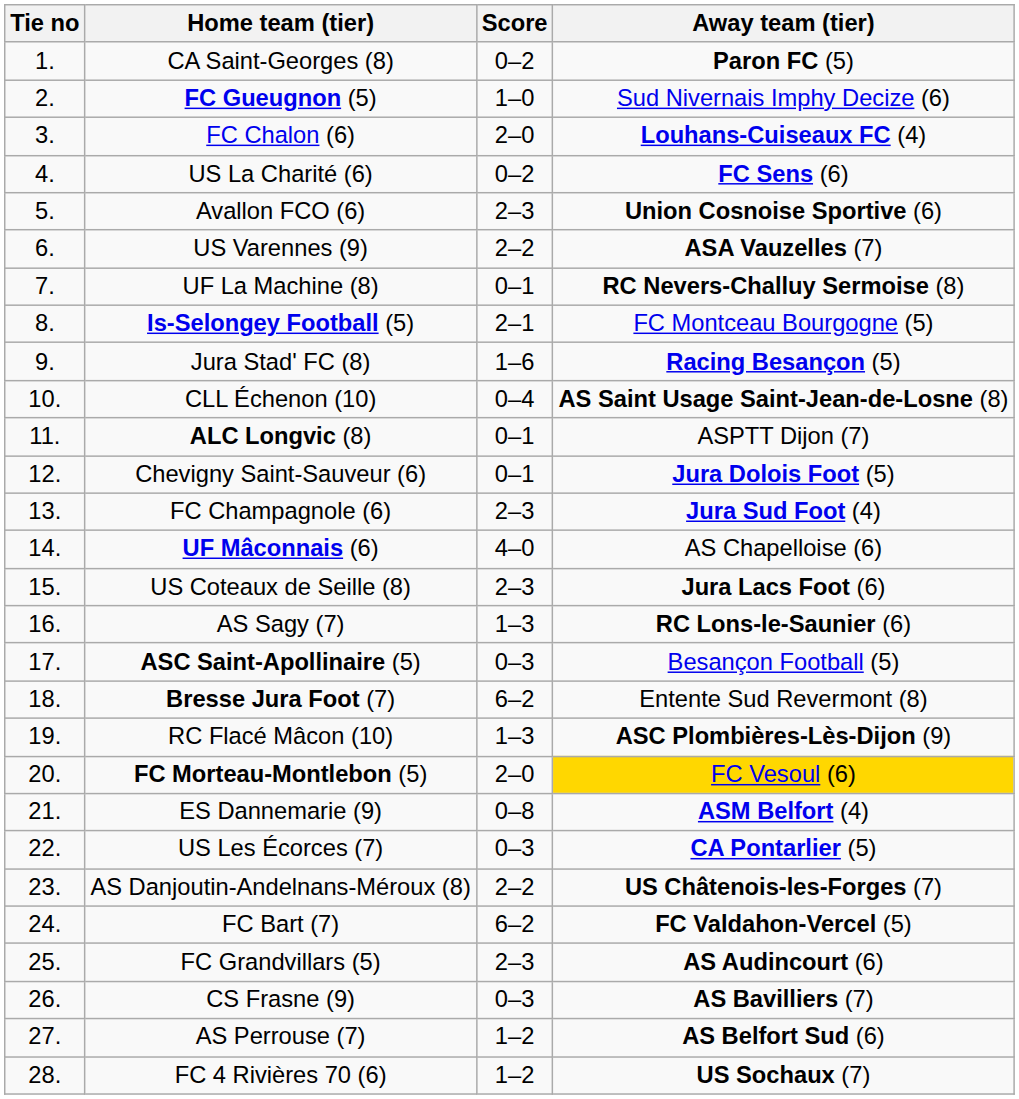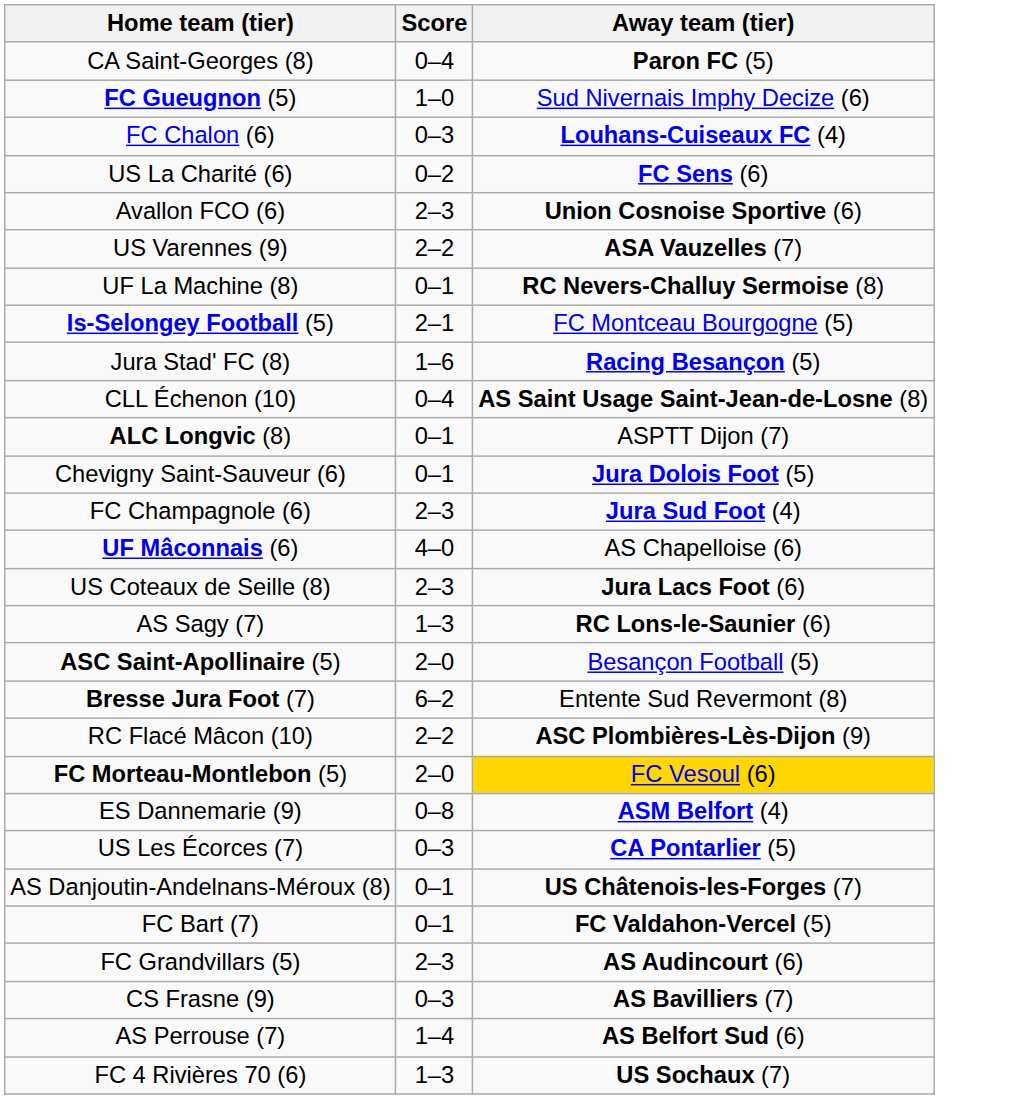- column: (45, 23)
(515, 60) 0–2 -> (434, 60) 0–4
(515, 135) 2–0 -> (434, 135) 0–3
(515, 661) 0–3 -> (434, 661) 2–0
(515, 736) 1–3 -> (434, 736) 2–2
(515, 887) 2–2 -> (434, 887) 0–1
(515, 924) 6–2 -> (434, 924) 0–1
(515, 1037) 1–2 -> (434, 1037) 1–4
(515, 1074) 1–2 -> (434, 1074) 1–3
